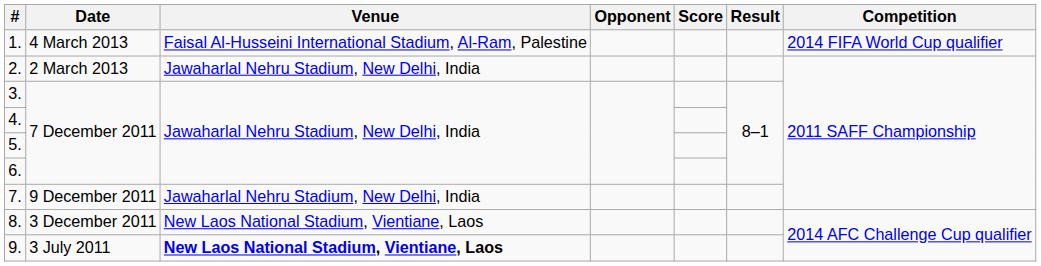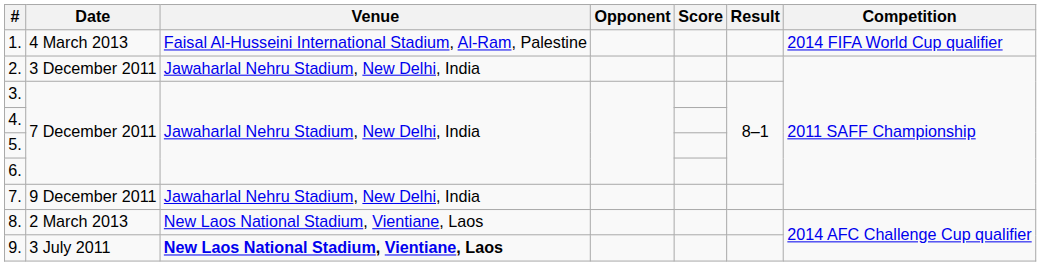(79, 68) 2 March 2013 -> (93, 68) 3 December 2011
(93, 222) 3 December 2011 -> (79, 222) 2 March 2013
